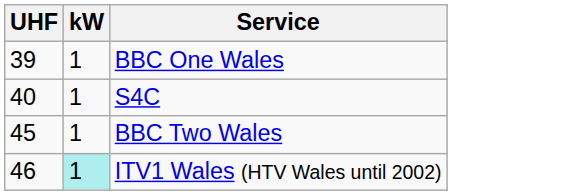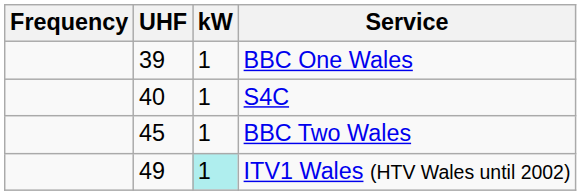+ column: (69, 23)
(23, 171) 46 -> (152, 171) 49
